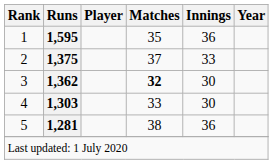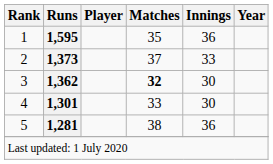(62, 59) 1,375 -> (62, 59) 1,373
(62, 103) 1,303 -> (62, 103) 1,301
